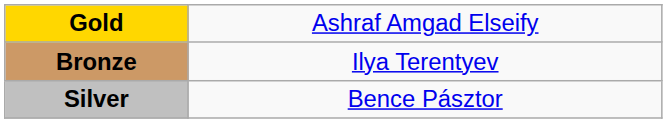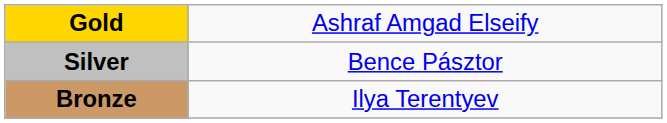rows swapped: (96, 99) <-> (96, 61)
